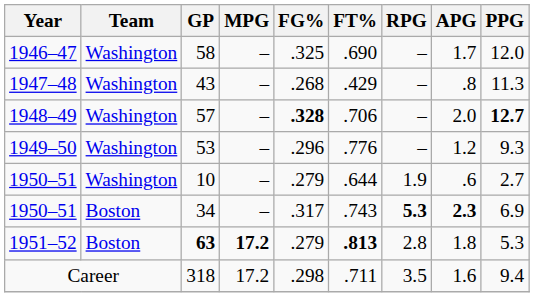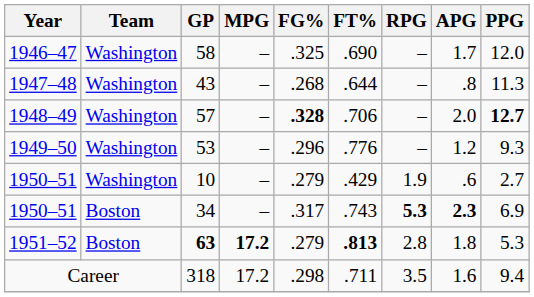(360, 84) .429 -> (360, 84) .644
(360, 179) .644 -> (360, 179) .429
